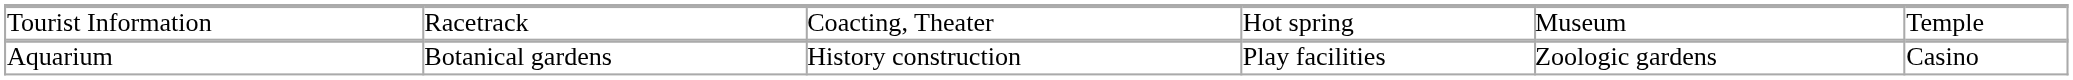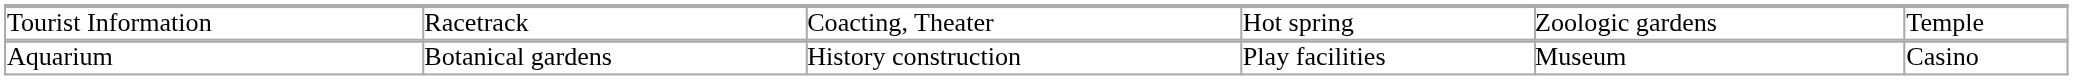(1581, 22) Museum -> (1626, 22) Zoologic gardens
(1626, 57) Zoologic gardens -> (1581, 57) Museum
